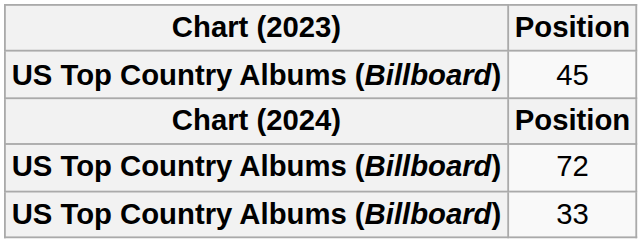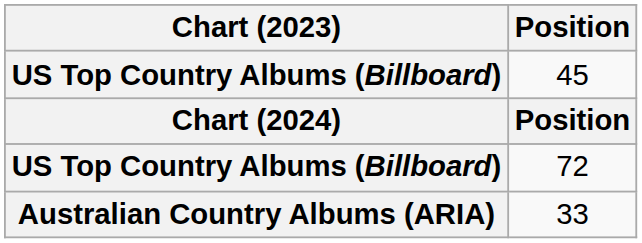(256, 213) US Top Country Albums (Billboard) -> (256, 213) Australian Country Albums (ARIA)
